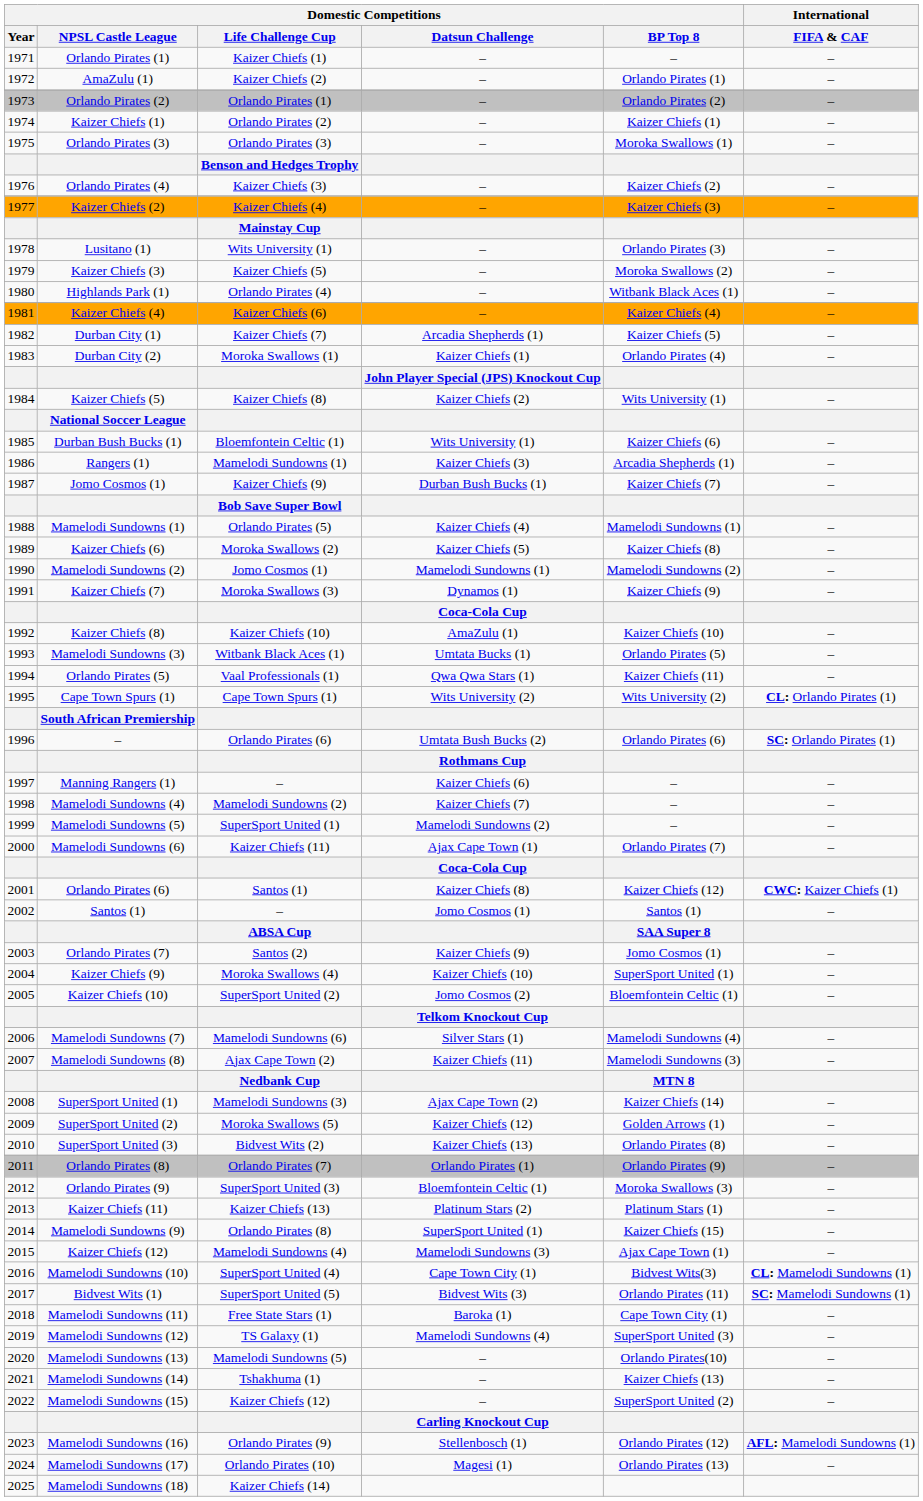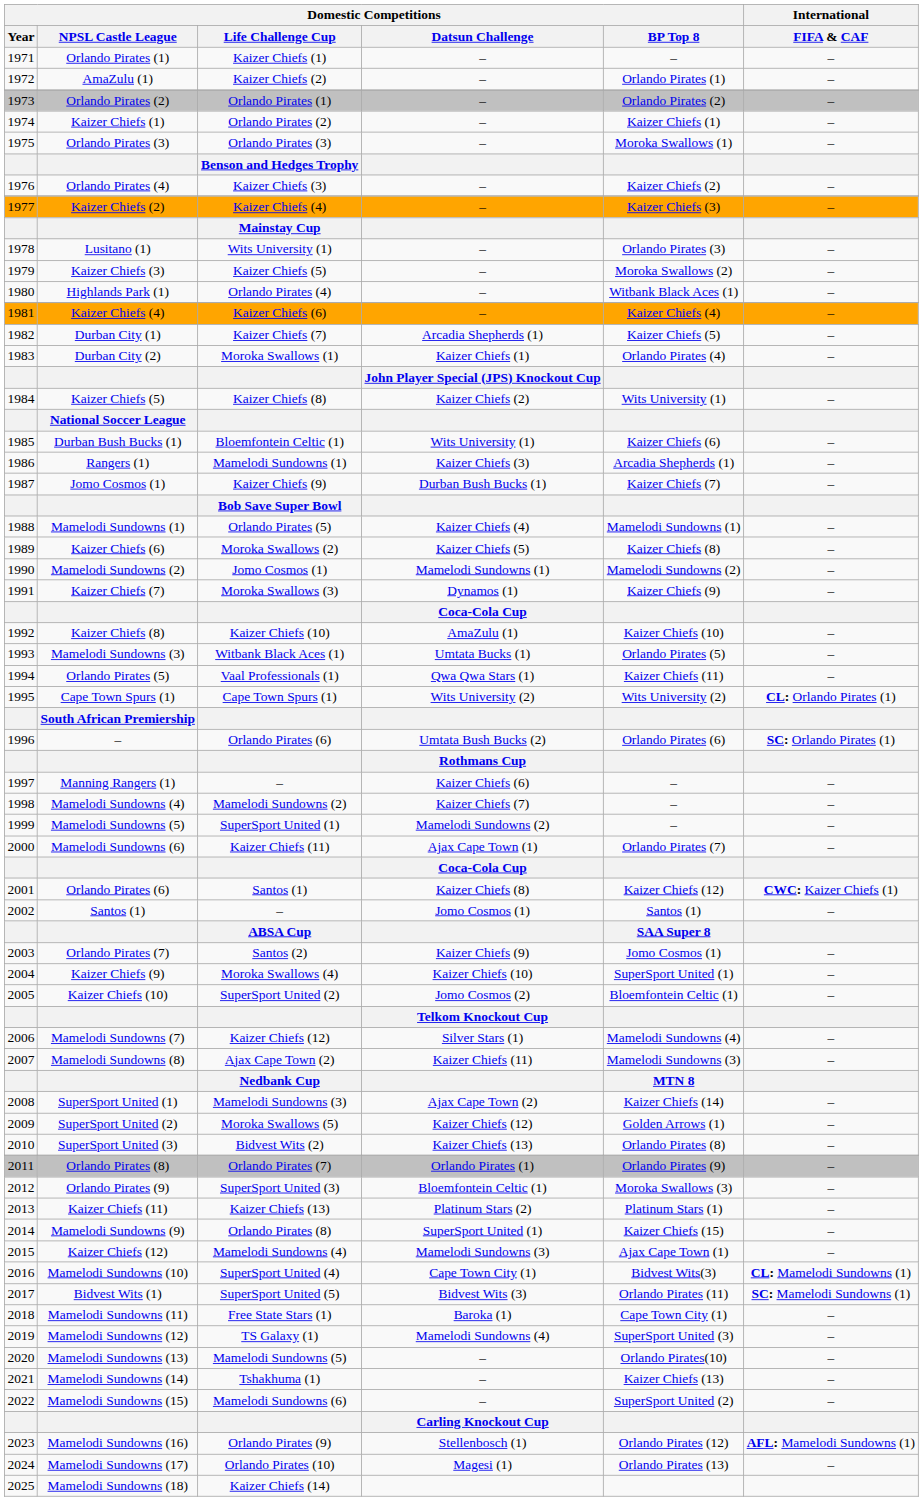(280, 1038) Mamelodi Sundowns (6) -> (280, 1038) Kaizer Chiefs (12)
(280, 1400) Kaizer Chiefs (12) -> (280, 1400) Mamelodi Sundowns (6)
